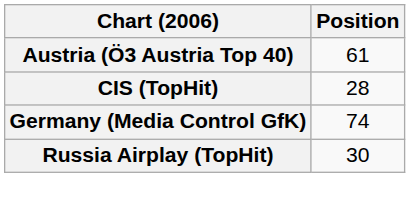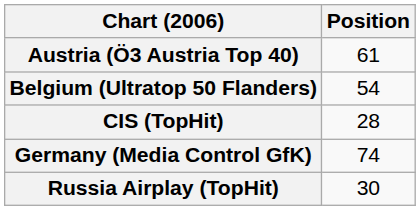+ row: (163, 88)
